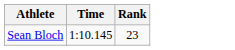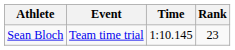+ column: (106, 14)
